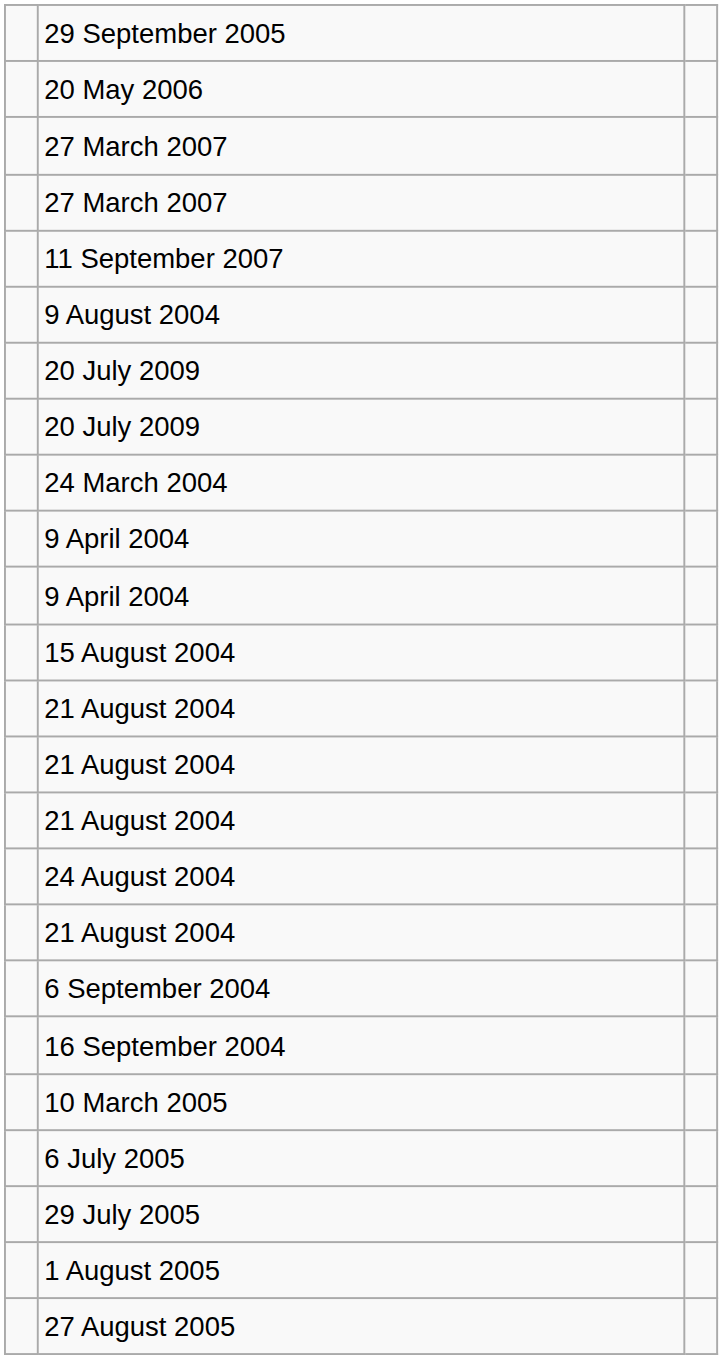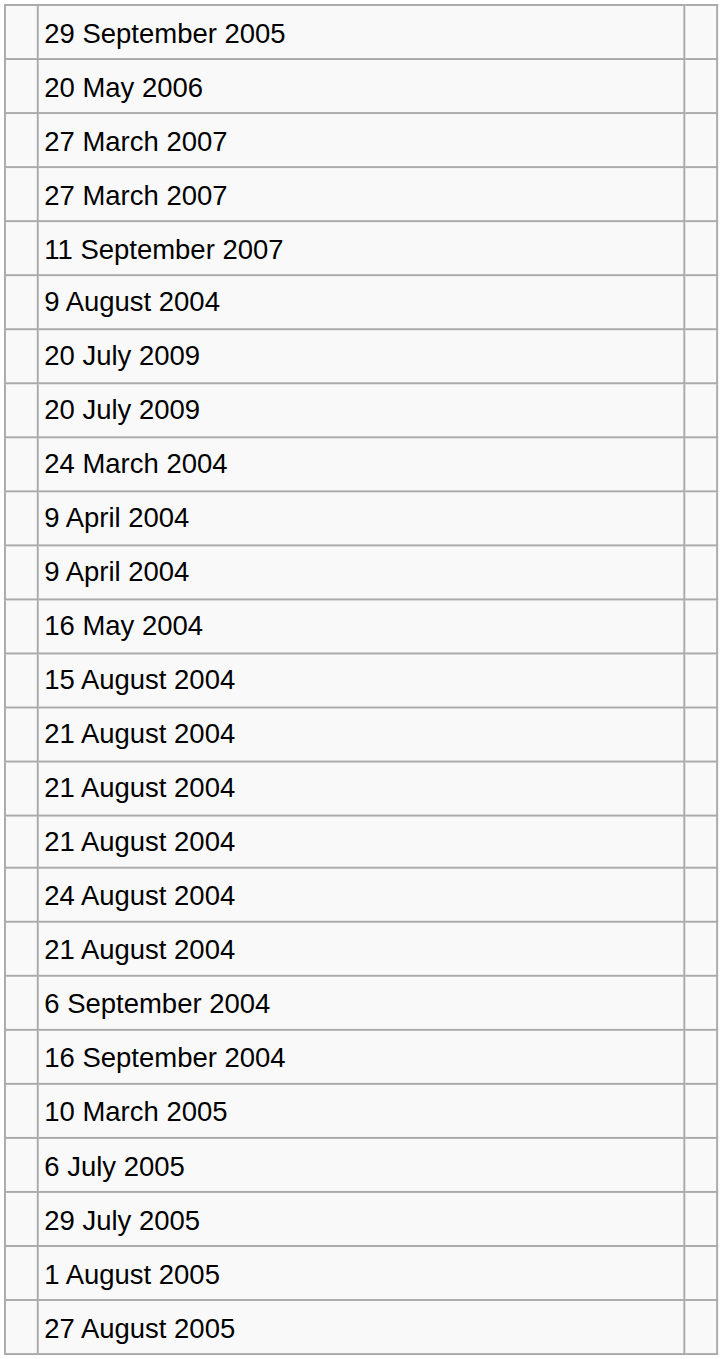+ row: (21, 626)
